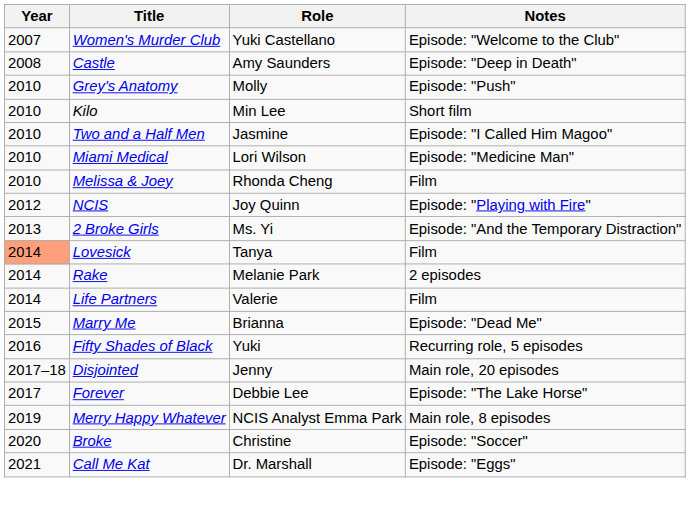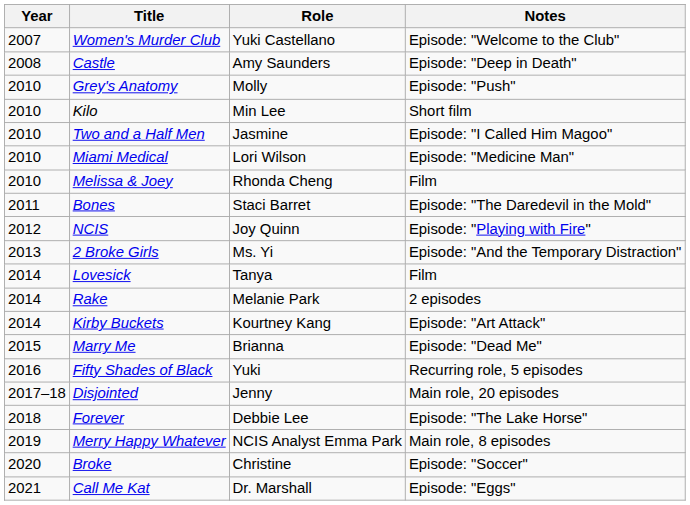+ row: (94, 205)
(24, 252) lightsalmon background -> (24, 275) no background
- row: (115, 299)
+ row: (118, 323)
(24, 393) 2017 -> (24, 417) 2018
